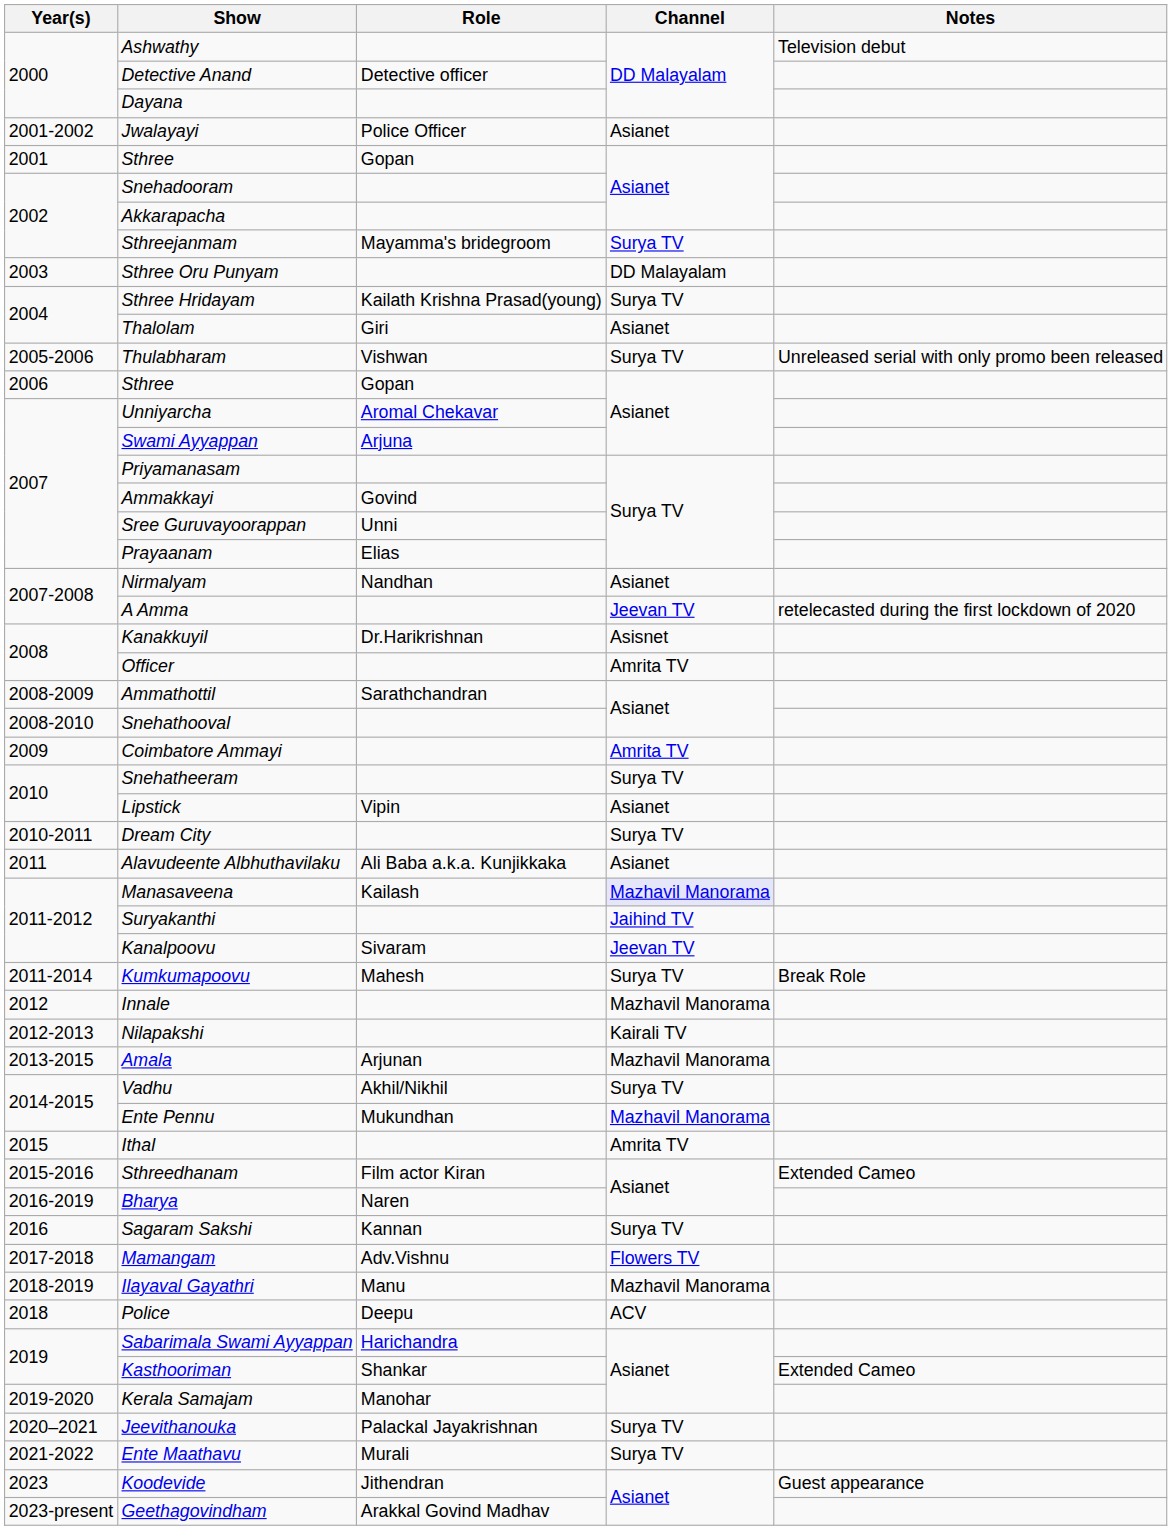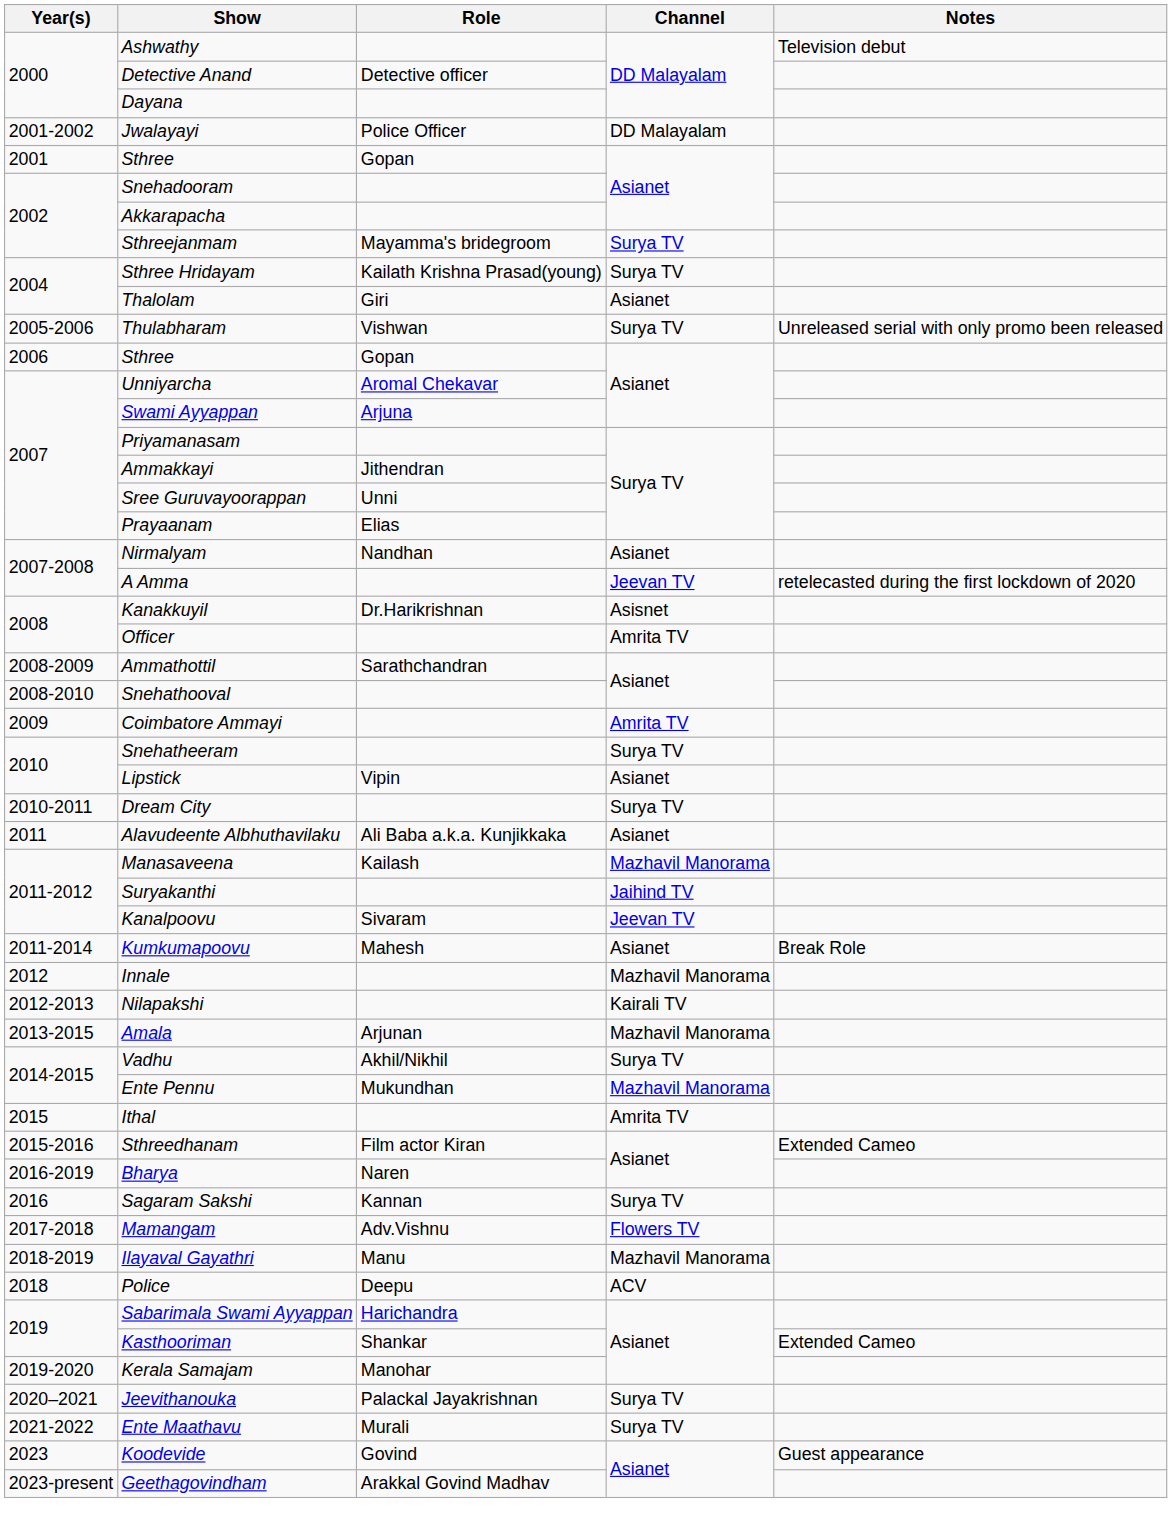(640, 131) Asianet -> (668, 131) DD Malayalam
- row: (28, 272)
(389, 497) Govind -> (402, 469) Jithendran
(690, 891) lavender background -> (690, 863) no background
(647, 976) Surya TV -> (640, 948) Asianet
(402, 1483) Jithendran -> (389, 1455) Govind
